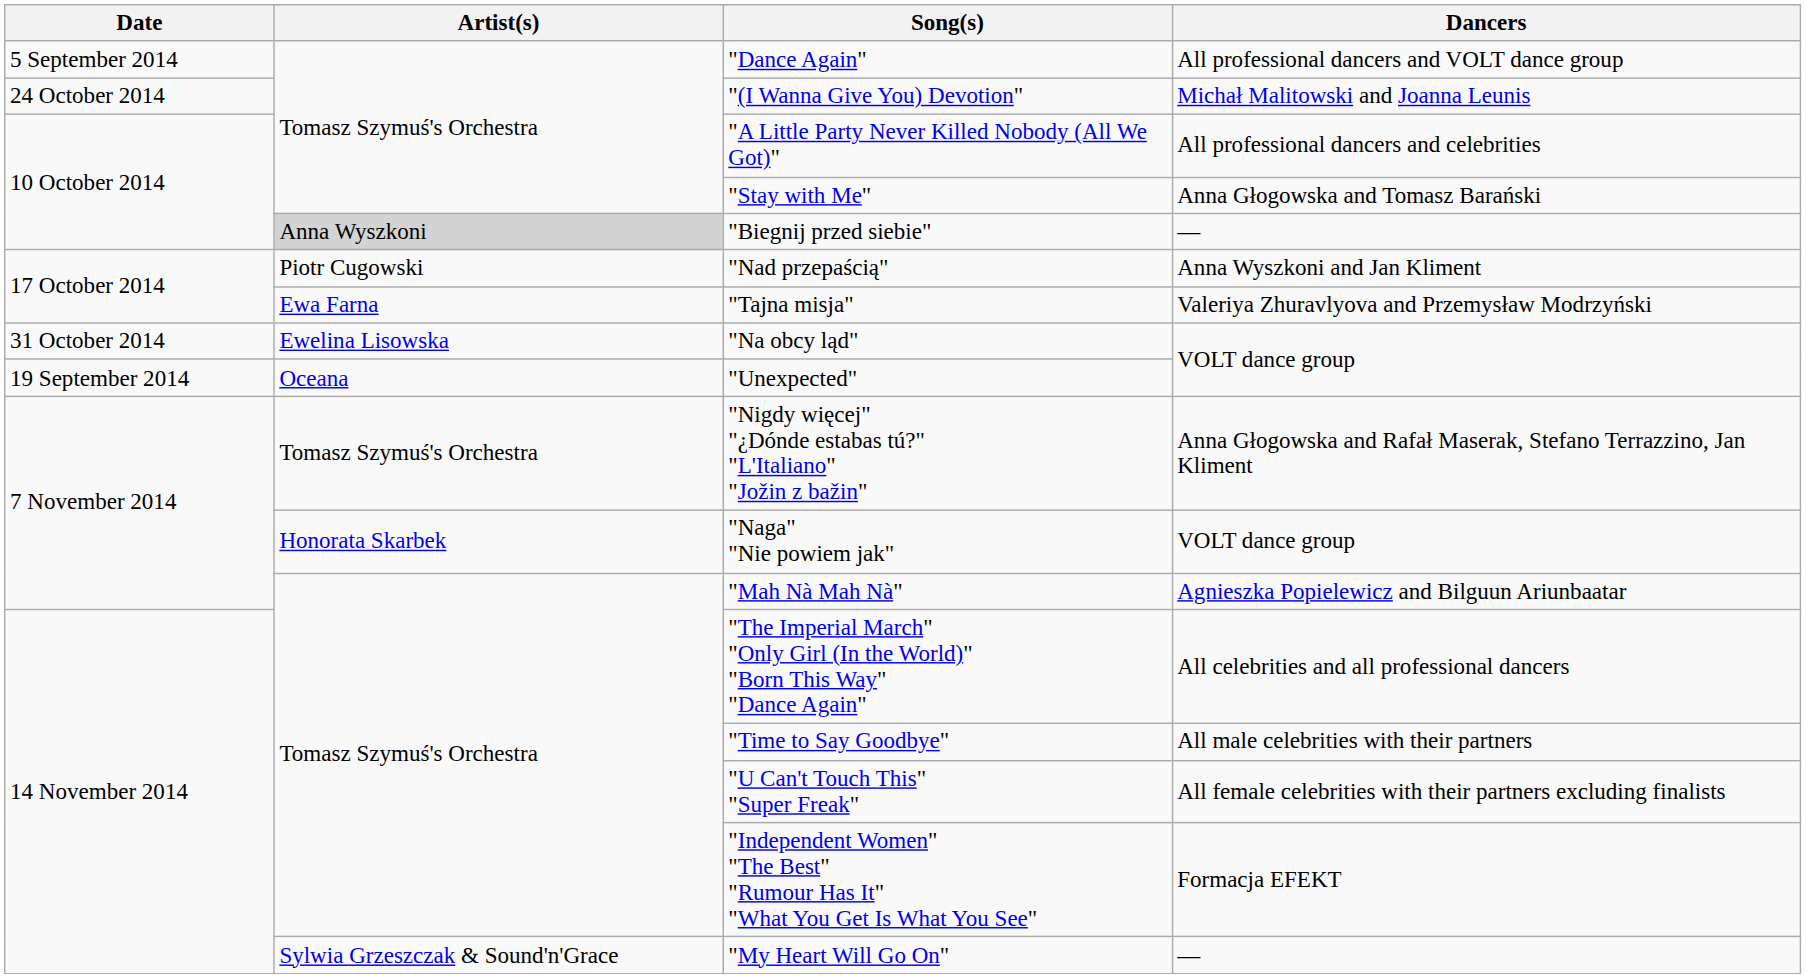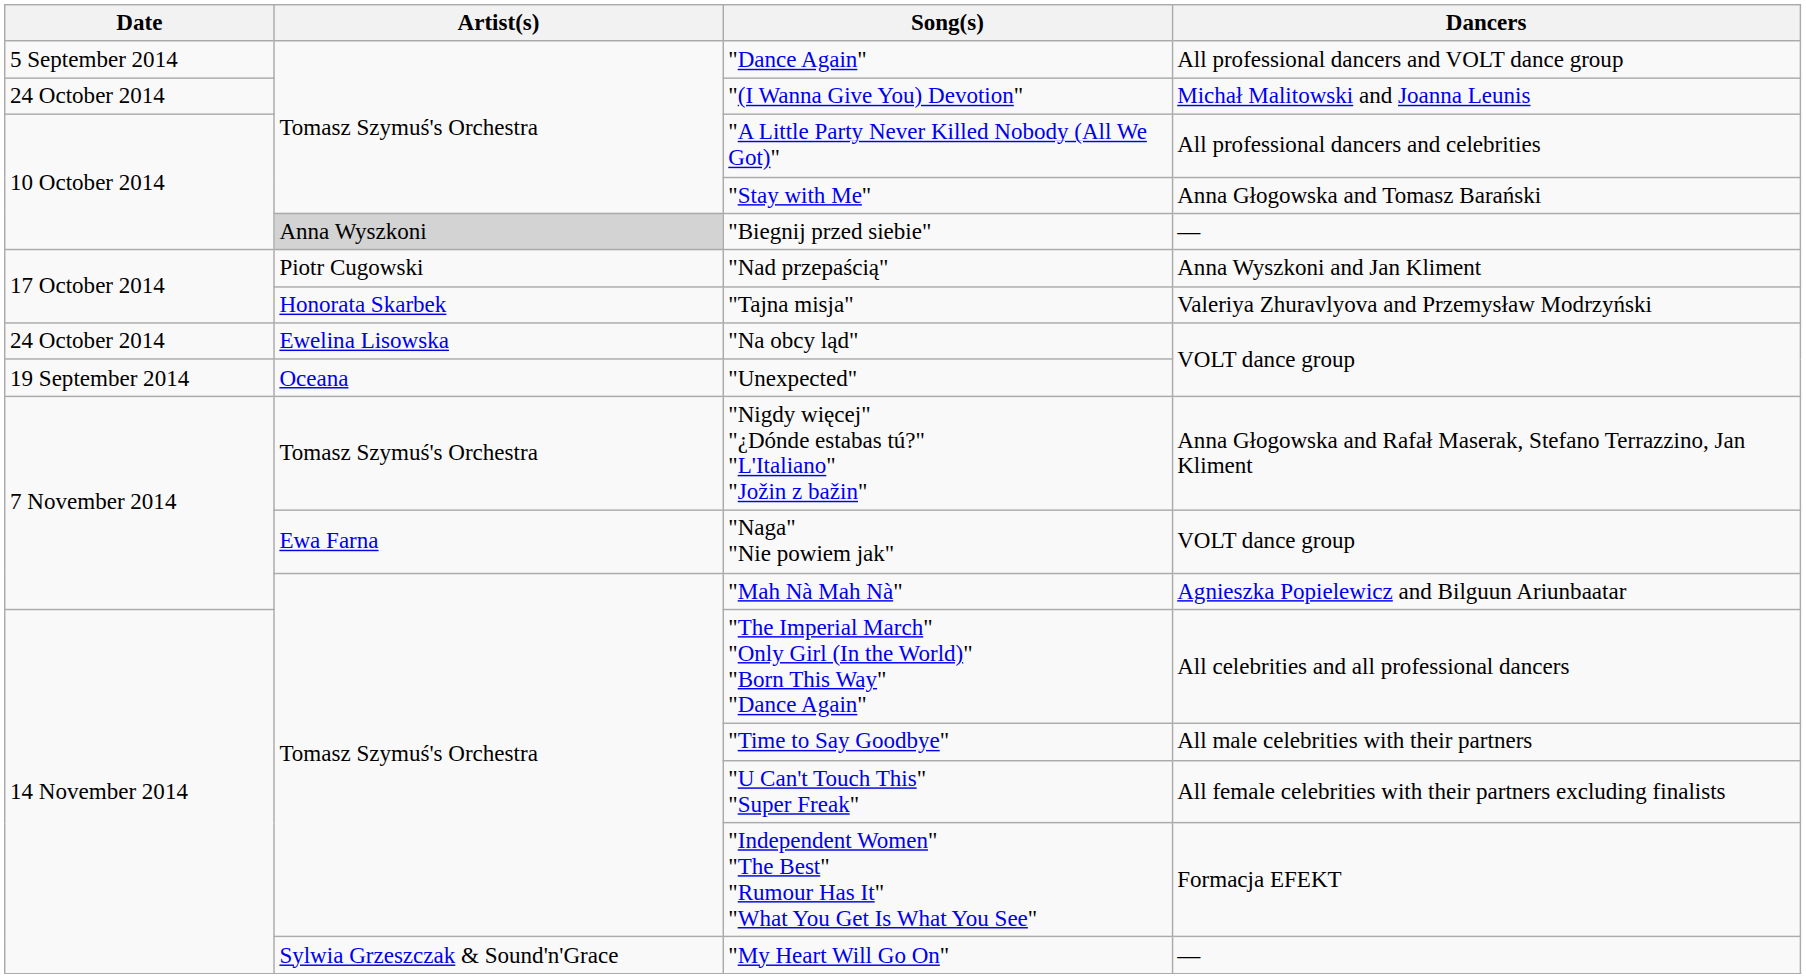(329, 304) Ewa Farna -> (363, 304) Honorata Skarbek
(87, 341) 31 October 2014 -> (87, 341) 24 October 2014
(363, 541) Honorata Skarbek -> (329, 541) Ewa Farna
